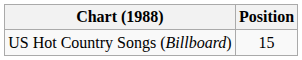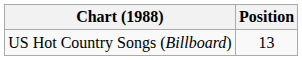(267, 42) 15 -> (267, 42) 13
